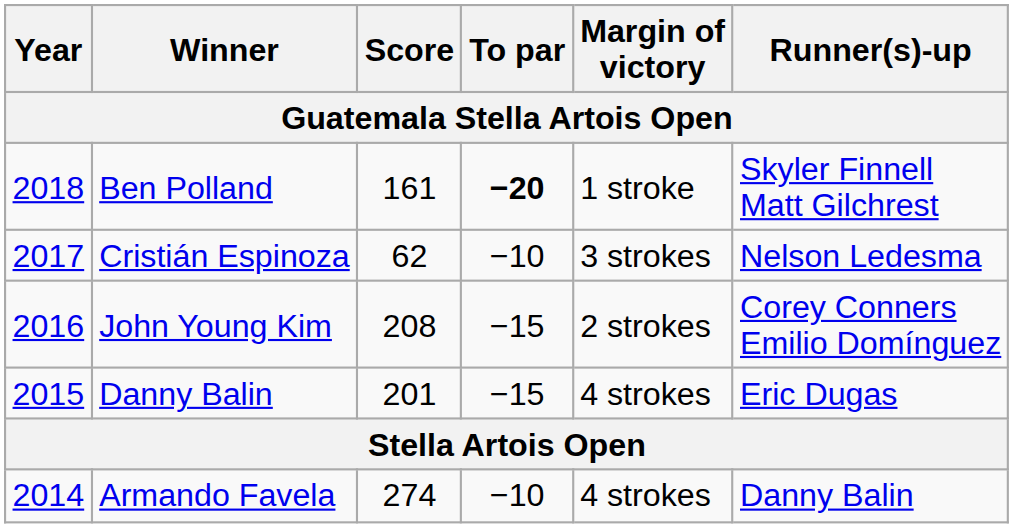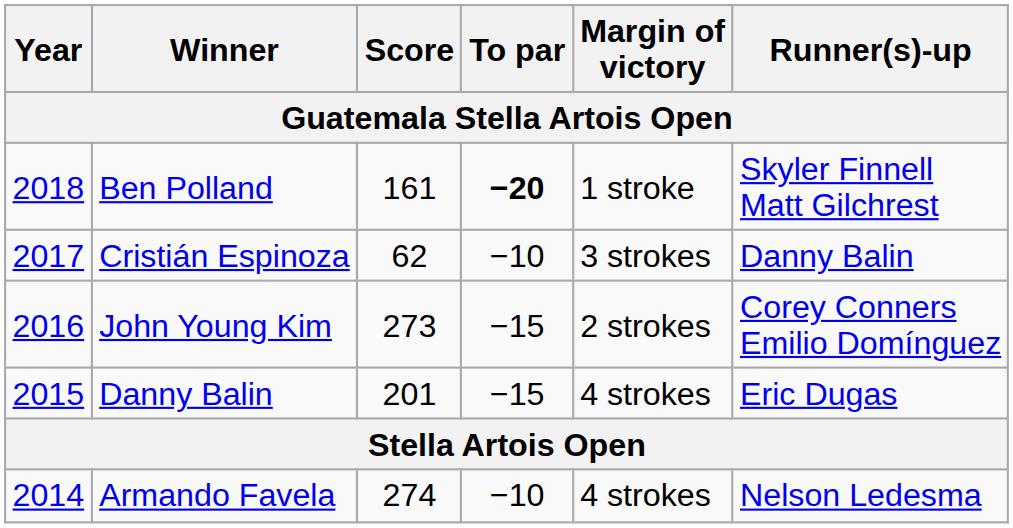(861, 256) Nelson Ledesma -> (827, 256) Danny Balin
(409, 325) 208 -> (409, 325) 273
(827, 496) Danny Balin -> (861, 496) Nelson Ledesma
